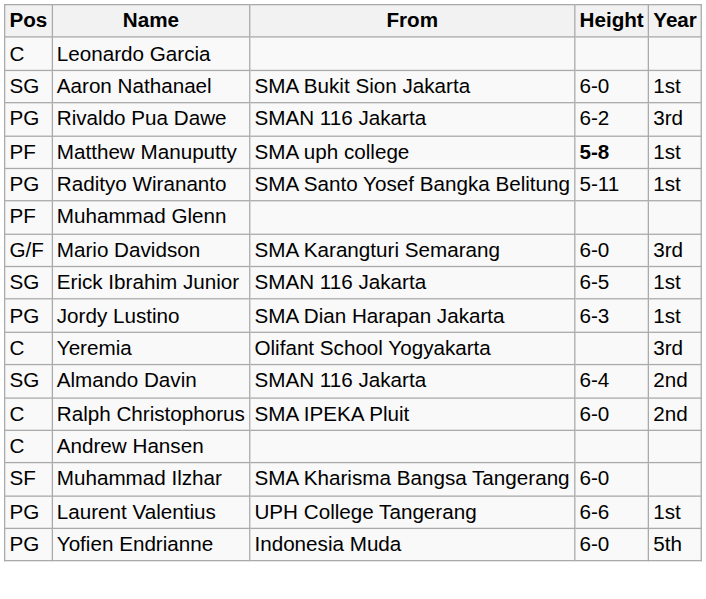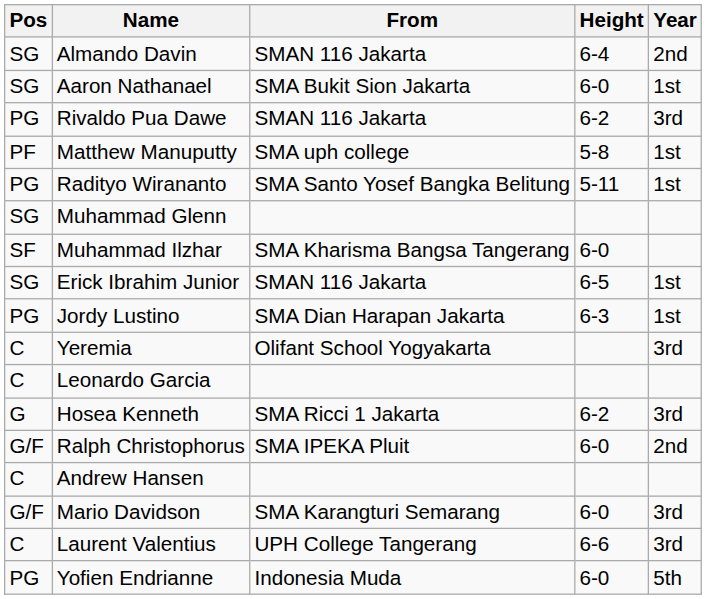rows swapped: (127, 380) <-> (134, 53)
(594, 151) bold -> (594, 151) normal
(23, 217) PF -> (24, 217) SG
rows swapped: (128, 250) <-> (139, 479)
+ row: (128, 413)
(17, 413) C -> (27, 446) G/F
(24, 511) PG -> (17, 544) C
(667, 511) 1st -> (668, 544) 3rd
